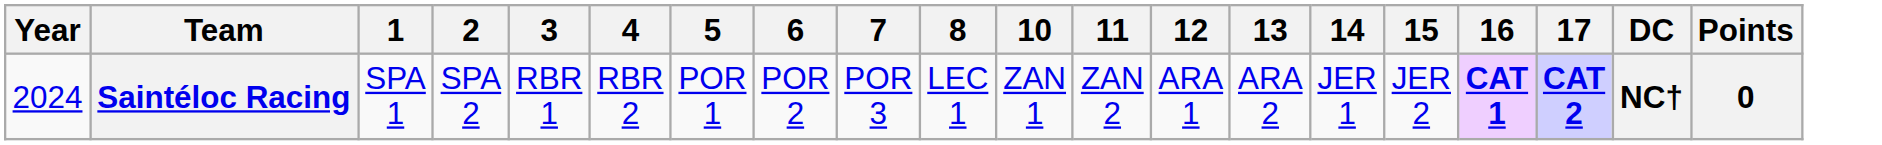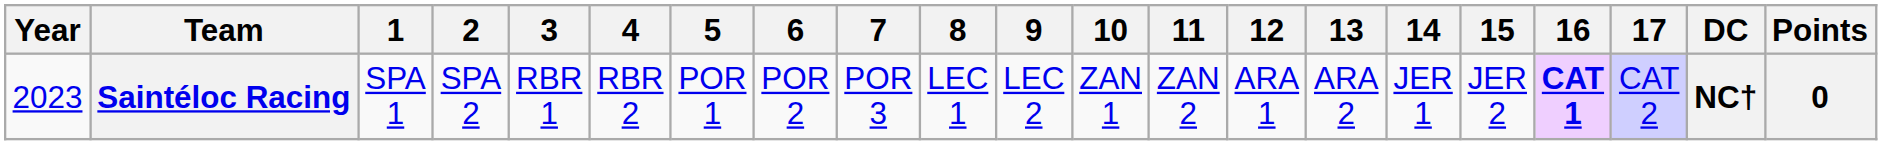+ column: (1034, 30)
(48, 96) 2024 -> (48, 96) 2023
(1574, 96) bold -> (1649, 96) normal
